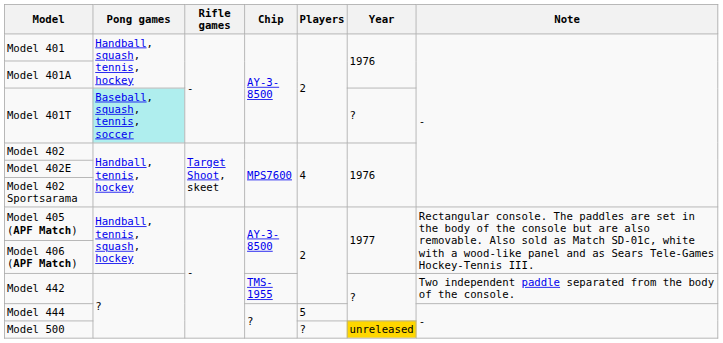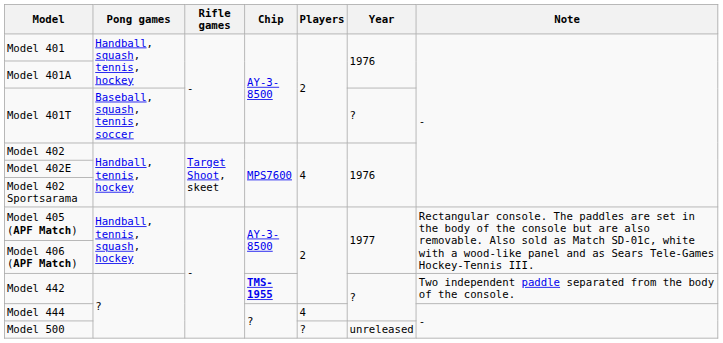(124, 115) paleturquoise background -> (124, 115) no background
(260, 288) normal -> (260, 288) bold
(303, 312) 5 -> (303, 312) 4
(382, 329) gold background -> (382, 329) no background
